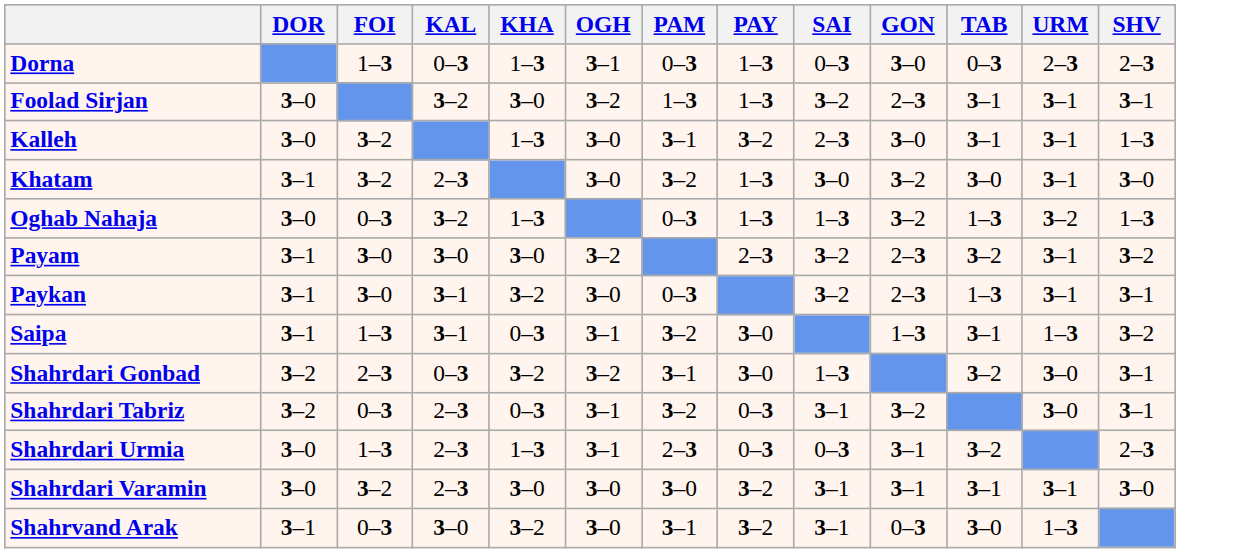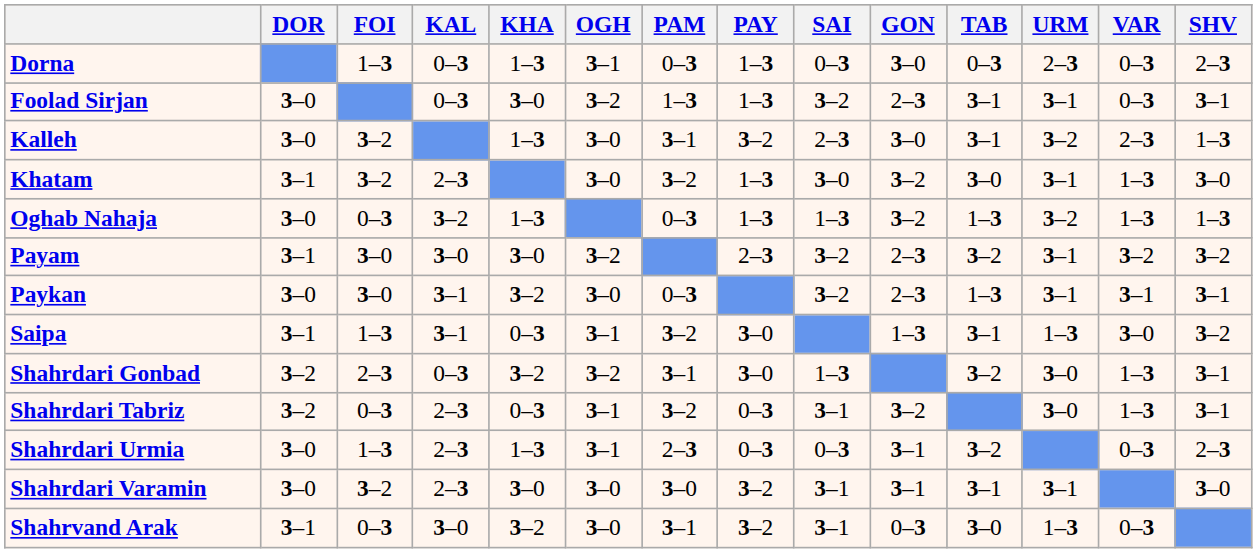+ column: (1137, 24)
(451, 101) 3–2 -> (451, 101) 0–3
(1060, 140) 3–1 -> (1060, 140) 3–2
(298, 295) 3–1 -> (298, 295) 3–0
